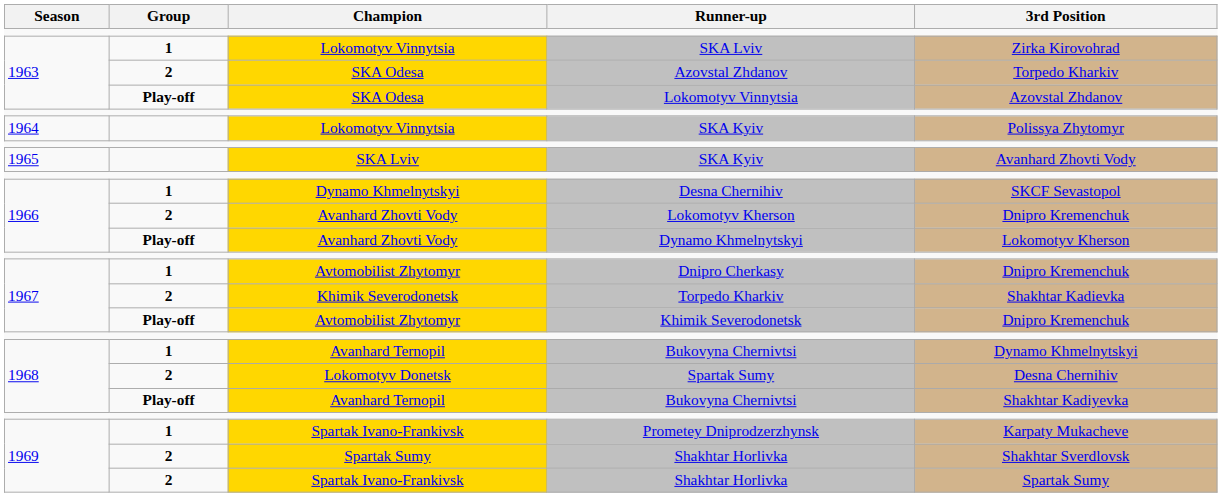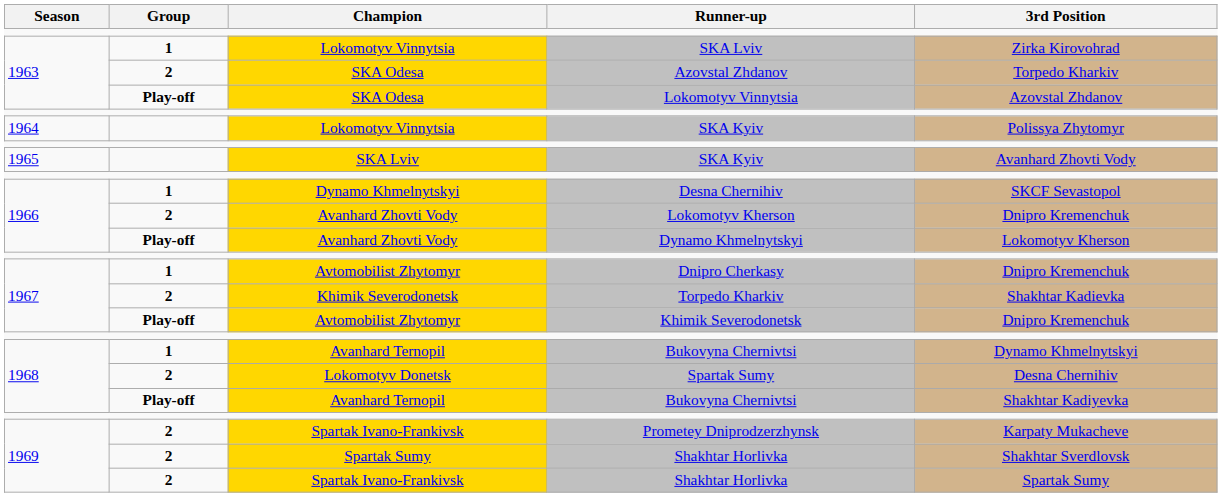(169, 431) 1 -> (169, 431) 2
